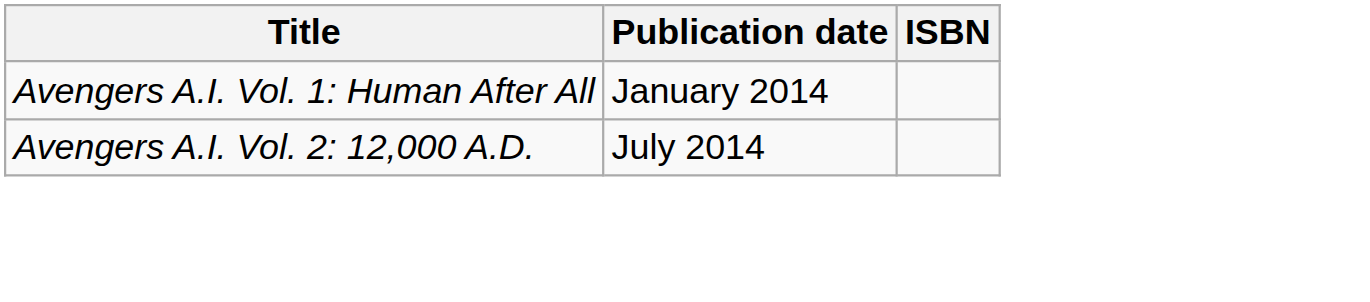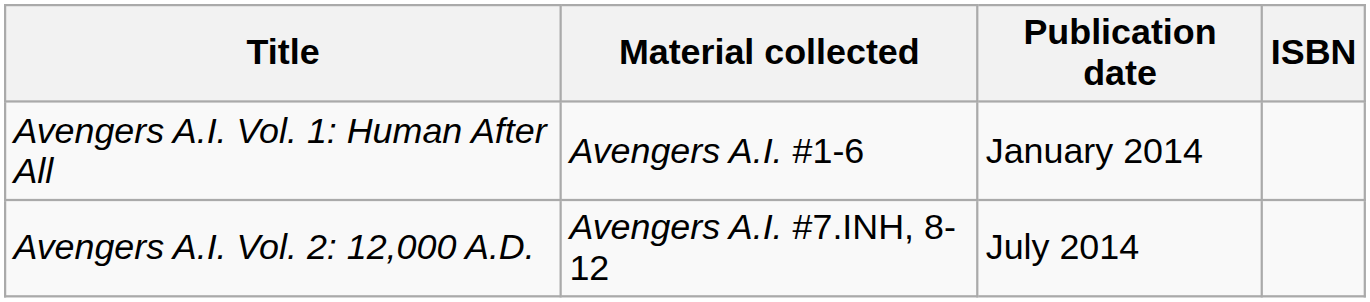+ column: (769, 53)
